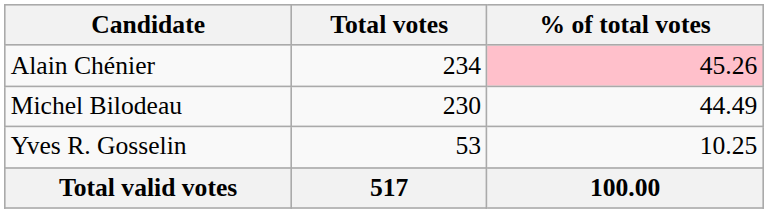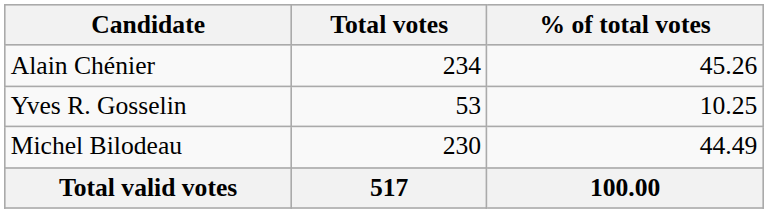(728, 65) pink background -> (728, 65) no background
rows swapped: (96, 106) <-> (99, 146)
